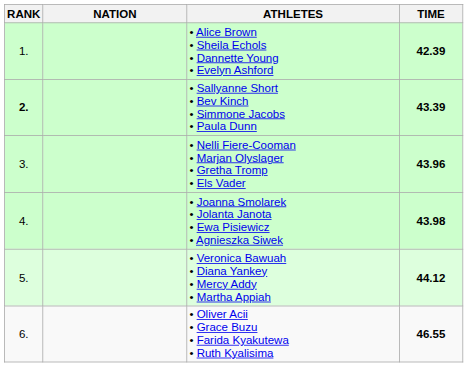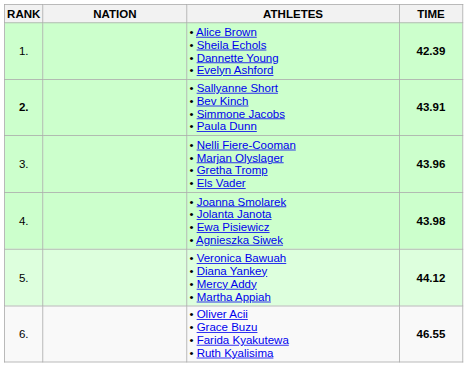(431, 108) 43.39 -> (431, 108) 43.91
